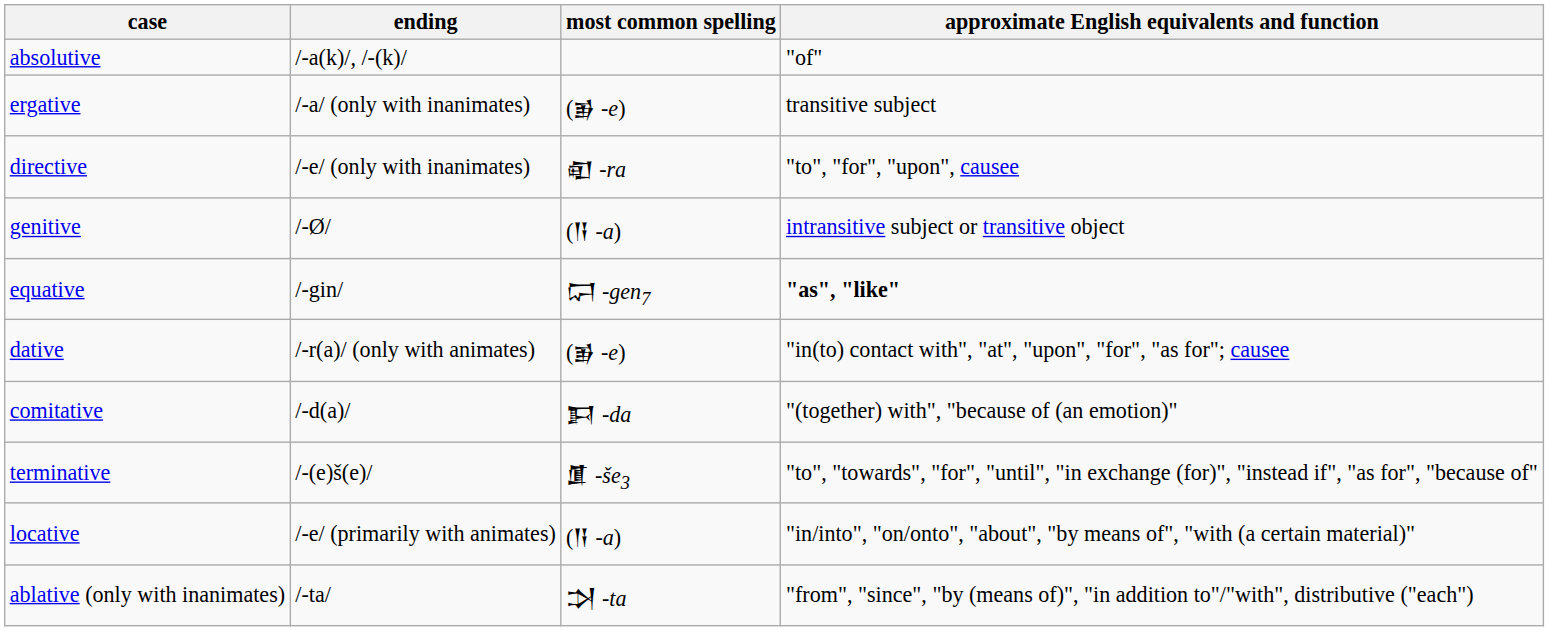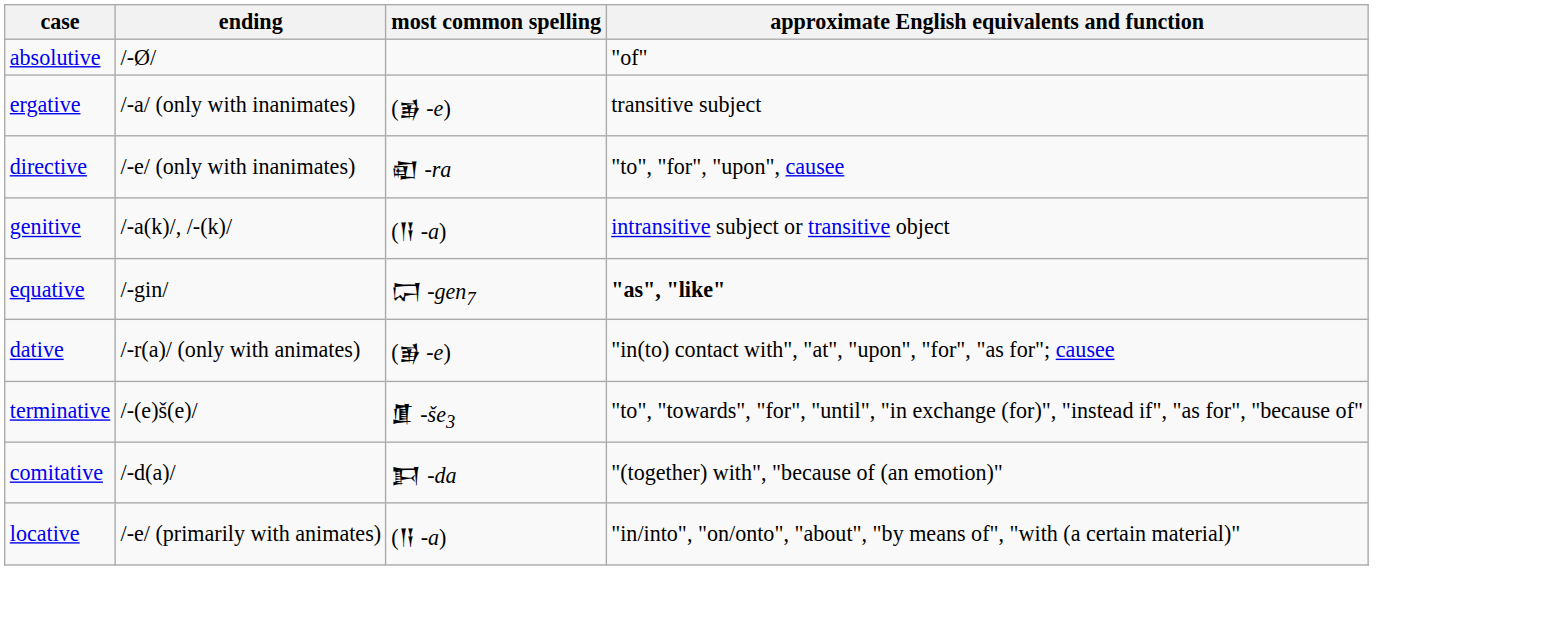(351, 57) /-a(k)/, /-(k)/ -> (138, 57) /-Ø/
(313, 227) /-Ø/ -> (176, 227) /-a(k)/, /-(k)/
rows swapped: (60, 472) <-> (56, 411)
- row: (147, 595)
